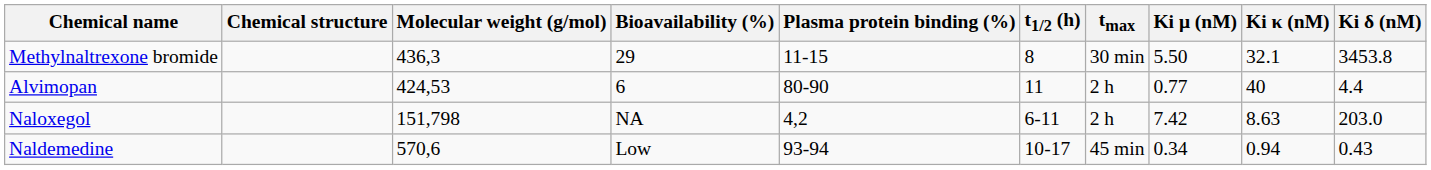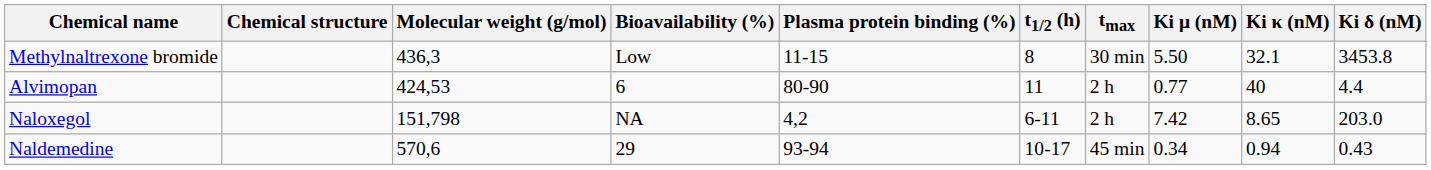(625, 56) 29 -> (633, 56) Low
(1263, 117) 8.63 -> (1263, 117) 8.65
(633, 148) Low -> (625, 148) 29
